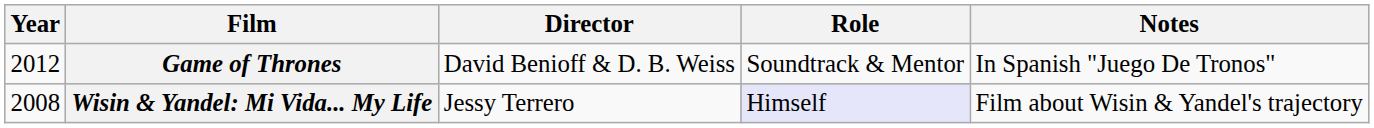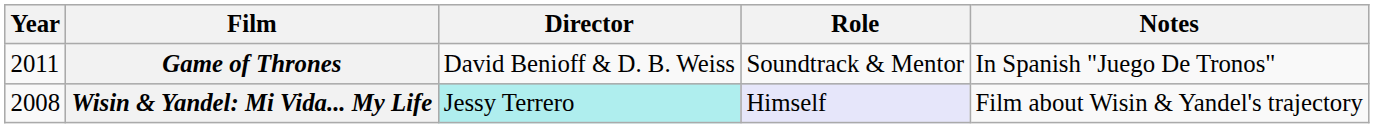(35, 63) 2012 -> (35, 63) 2011
(509, 102) no background -> (509, 102) paleturquoise background
